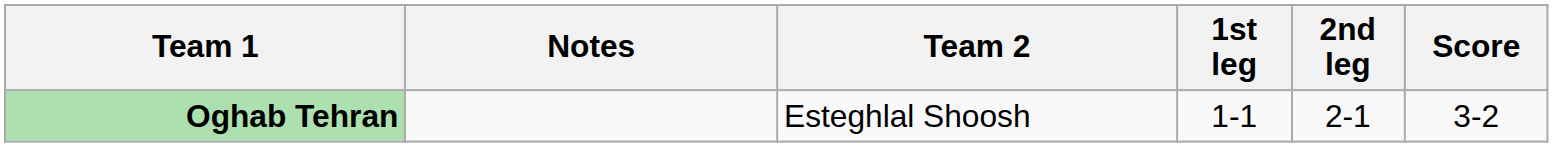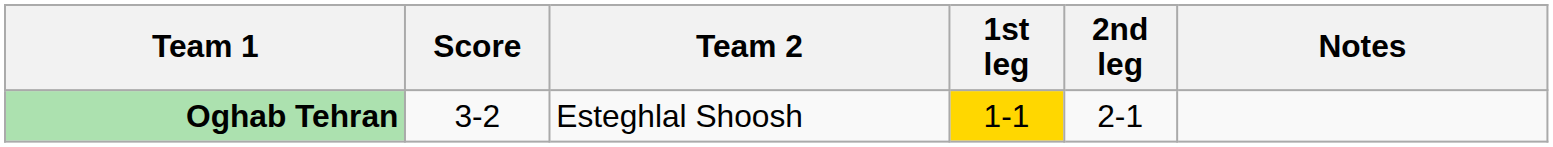columns swapped: (1476, 47) <-> (591, 47)
(1234, 115) no background -> (1006, 115) gold background
